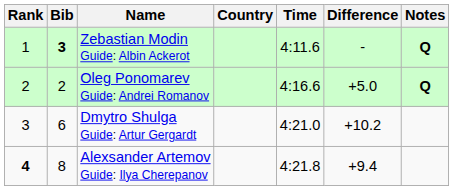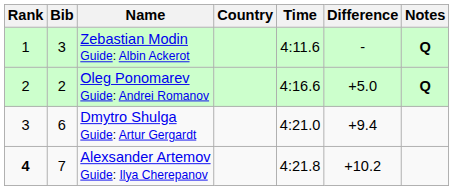(62, 47) bold -> (62, 47) normal
(363, 126) +10.2 -> (363, 126) +9.4
(62, 165) 8 -> (62, 165) 7
(363, 165) +9.4 -> (363, 165) +10.2
